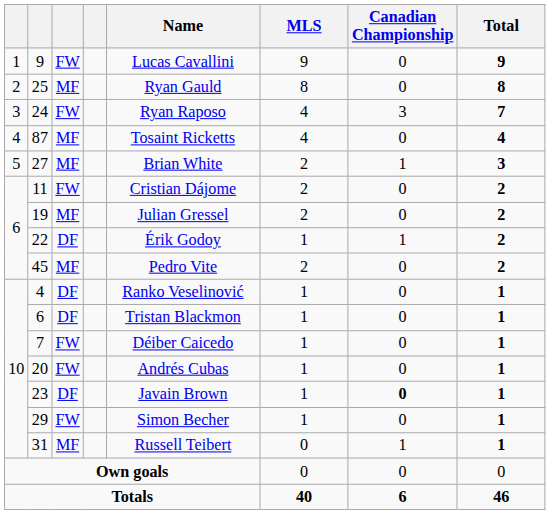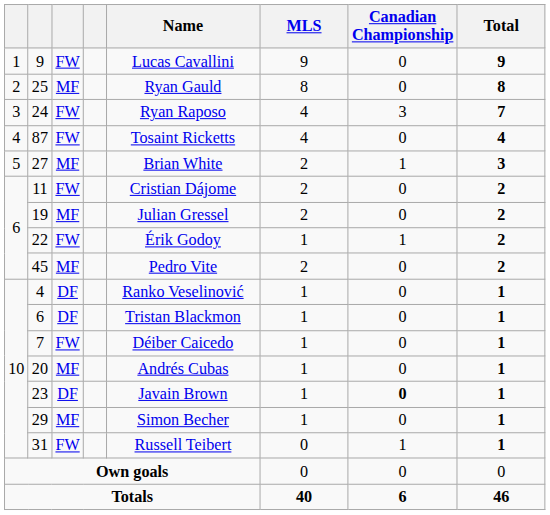(68, 138) MF -> (68, 138) FW
(68, 240) DF -> (68, 240) FW
(68, 368) FW -> (68, 368) MF
(68, 419) FW -> (68, 419) MF
(68, 445) MF -> (68, 445) FW
